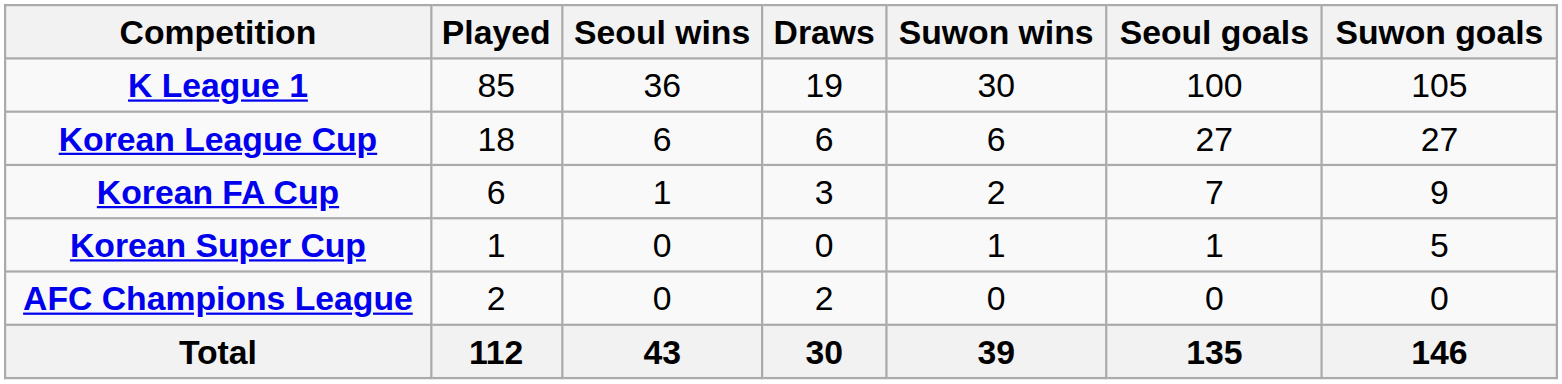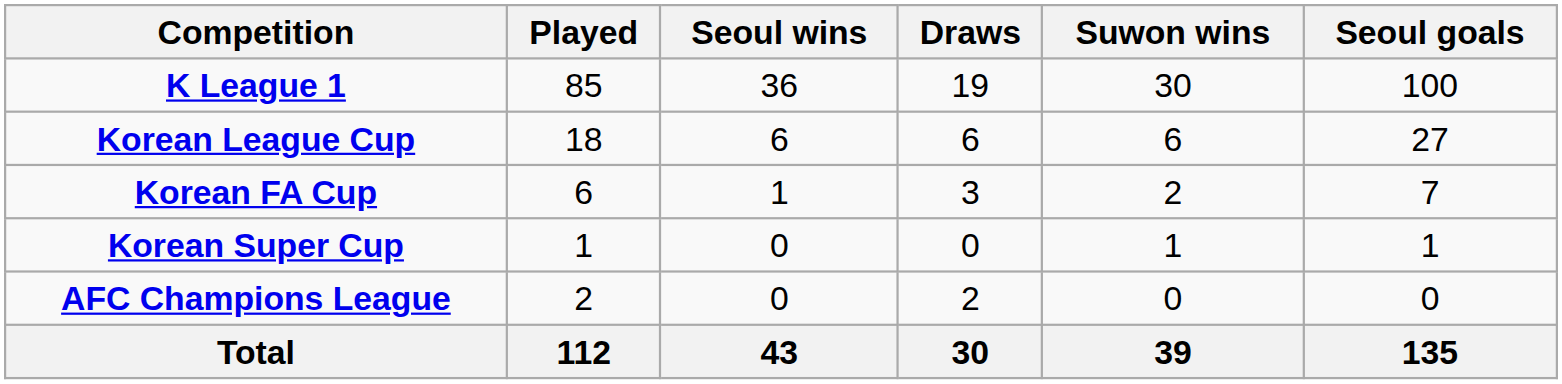- column: (1439, 32)
